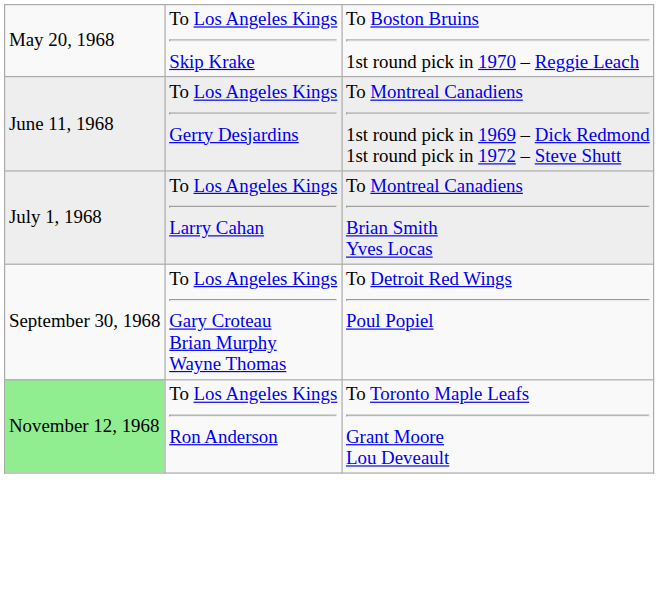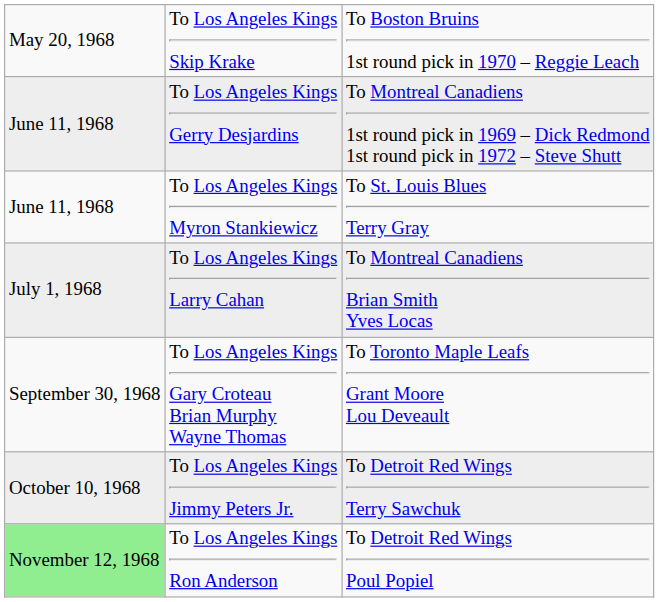+ row: (253, 206)
(498, 300) To Detroit Red Wings Poul Popiel -> (498, 383) To Toronto Maple Leafs Grant Moore Lou Deveault
+ row: (253, 487)
(498, 425) To Toronto Maple Leafs Grant Moore Lou Deveault -> (498, 560) To Detroit Red Wings Poul Popiel
